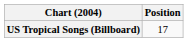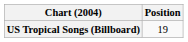(163, 29) 17 -> (163, 29) 19
